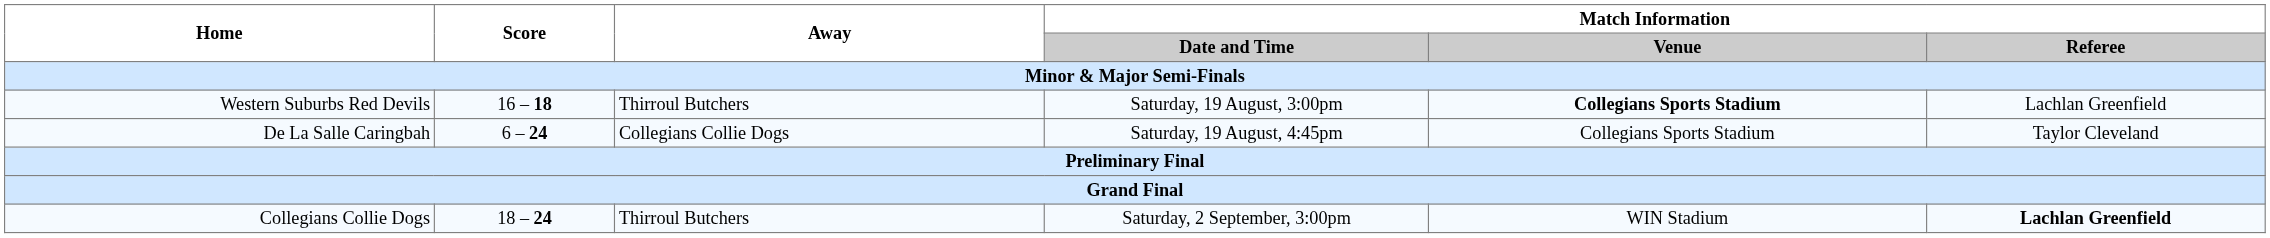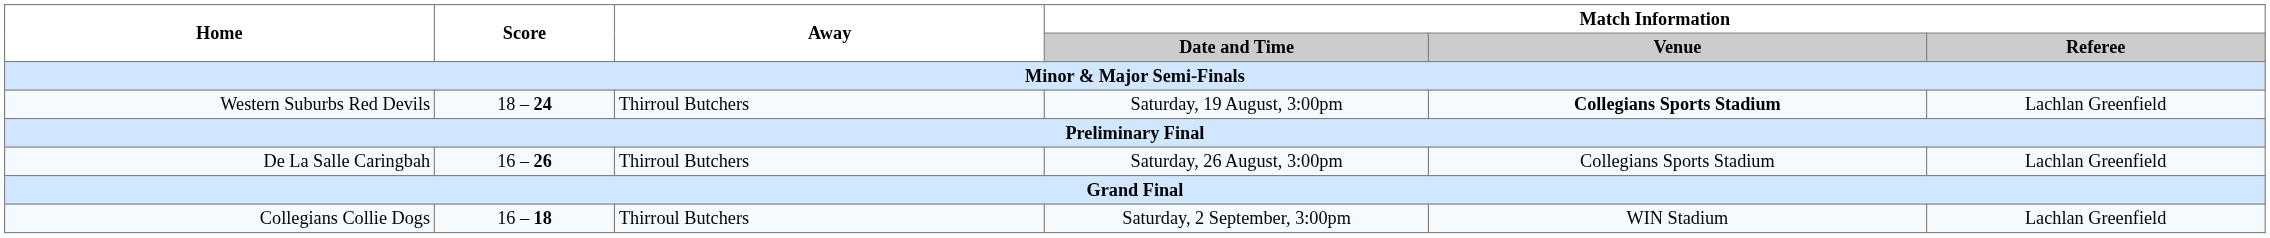(524, 104) 16 – 18 -> (524, 104) 18 – 24
- row: (1237, 132)
+ row: (1237, 161)
(524, 218) 18 – 24 -> (524, 218) 16 – 18
(2096, 218) bold -> (2096, 218) normal
